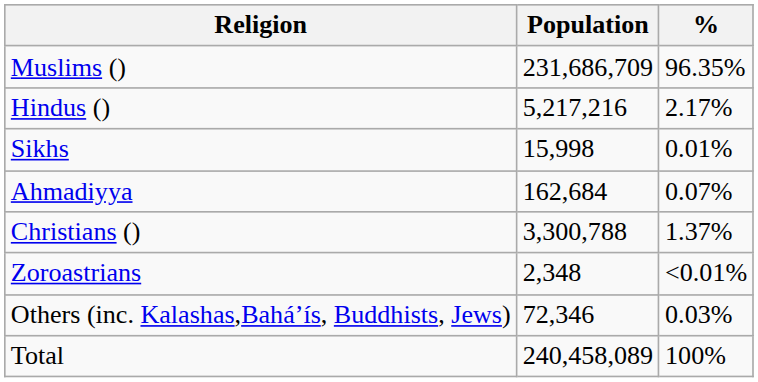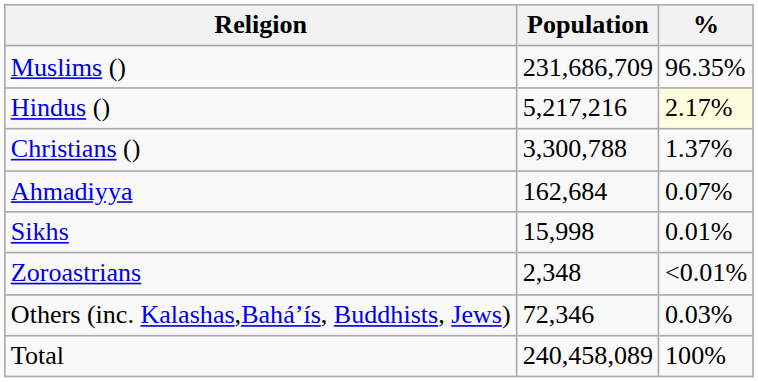(699, 107) no background -> (699, 107) lightyellow background
rows swapped: (76, 231) <-> (40, 149)
